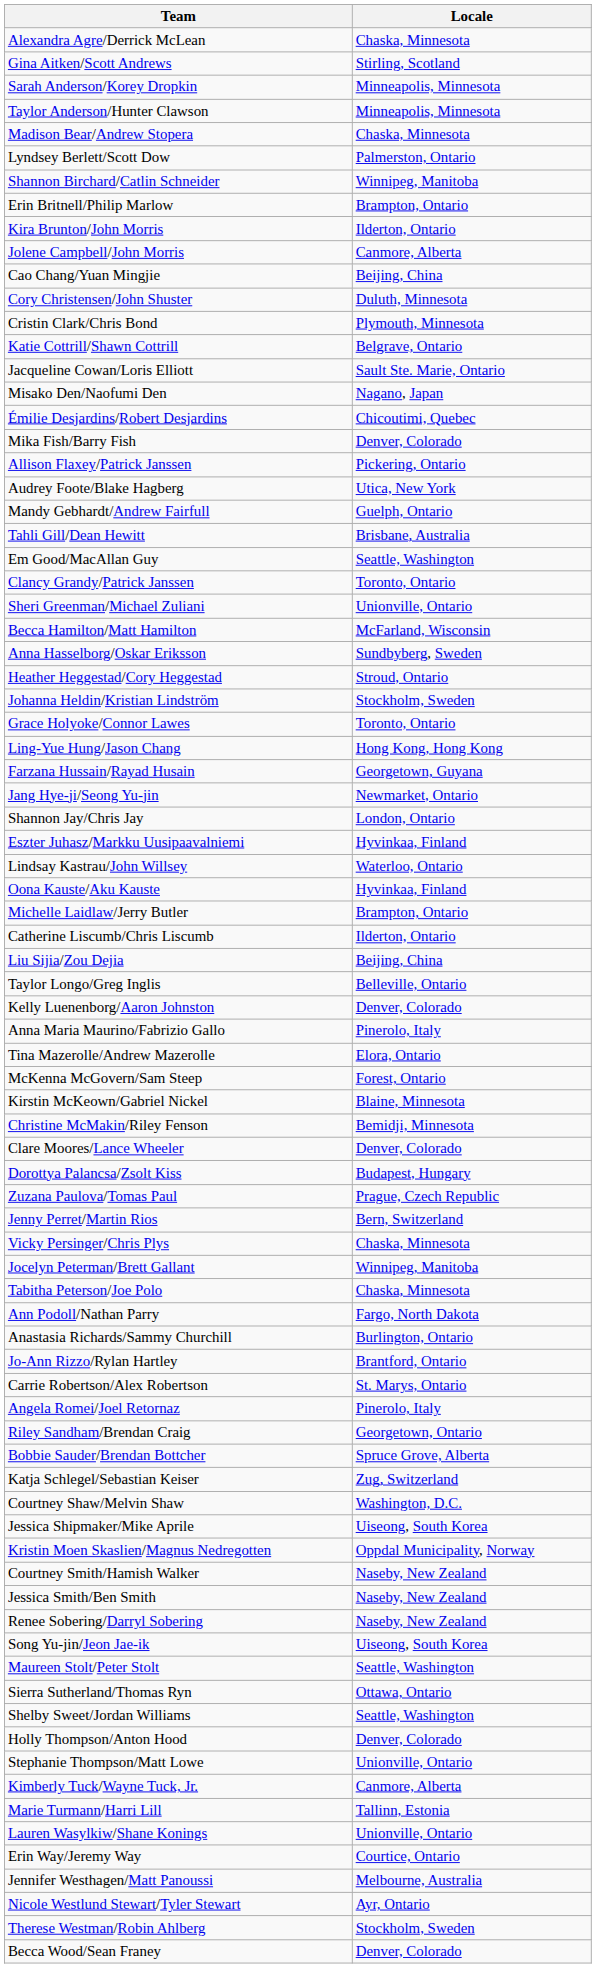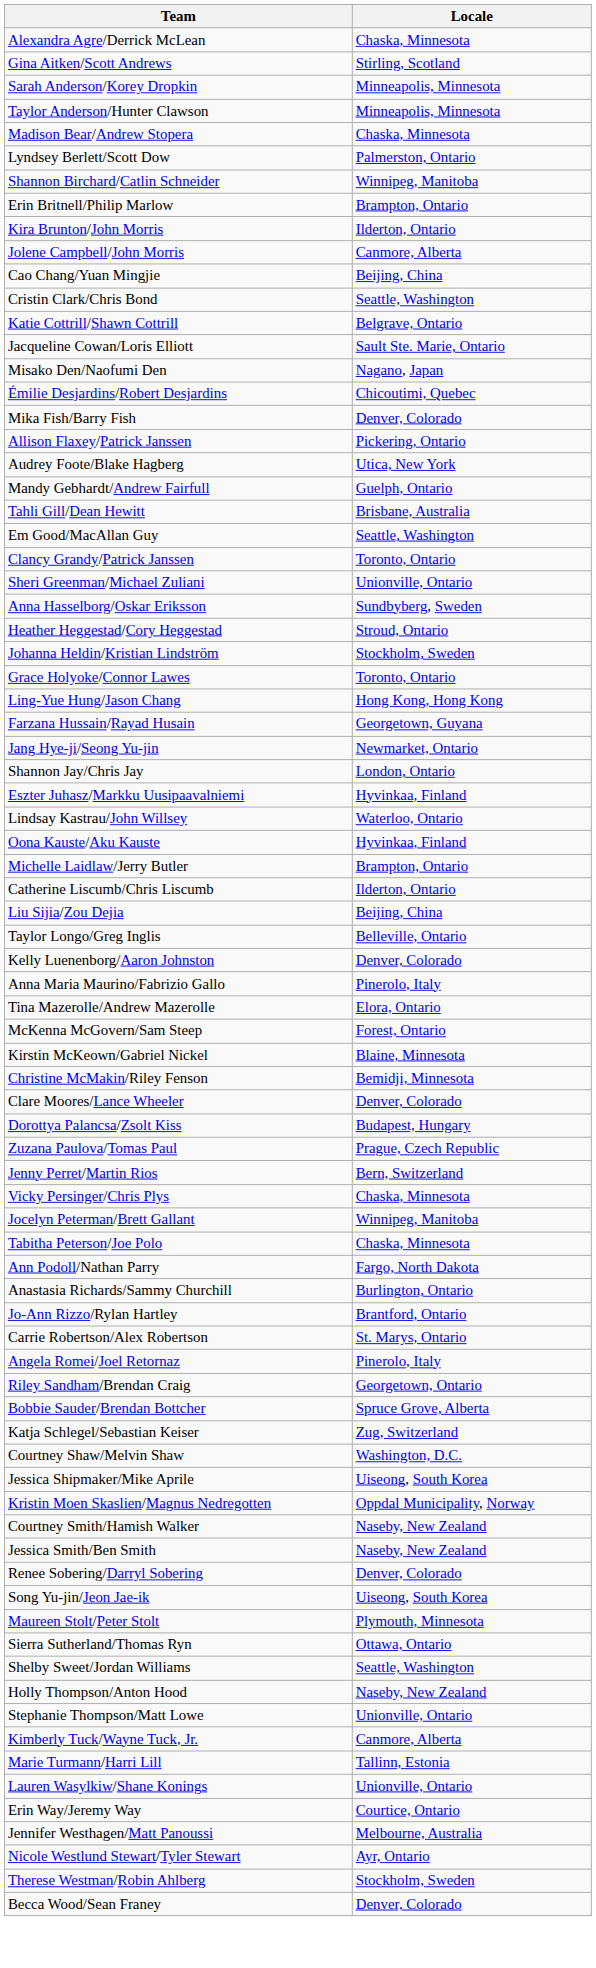- row: (100, 299)
(420, 323) Plymouth, Minnesota -> (415, 299) Seattle, Washington
- row: (102, 629)
(421, 1621) Naseby, New Zealand -> (409, 1573) Denver, Colorado
(415, 1668) Seattle, Washington -> (420, 1621) Plymouth, Minnesota
(409, 1739) Denver, Colorado -> (421, 1691) Naseby, New Zealand
